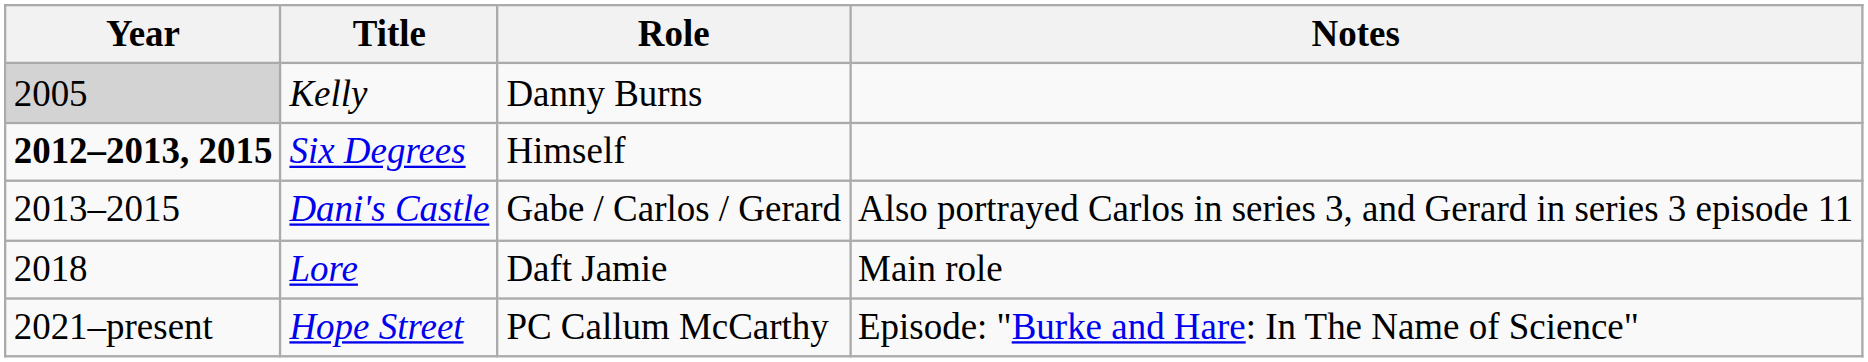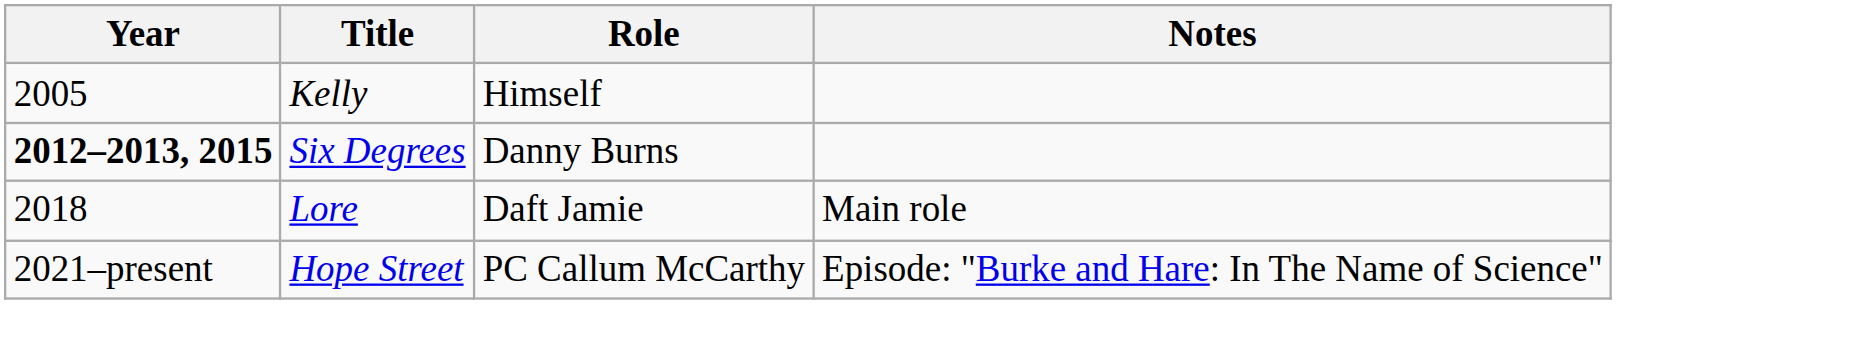(51, 92) lightgrey background -> (51, 92) no background
(604, 92) Danny Burns -> (542, 92) Himself
(566, 151) Himself -> (581, 151) Danny Burns
- row: (389, 209)
